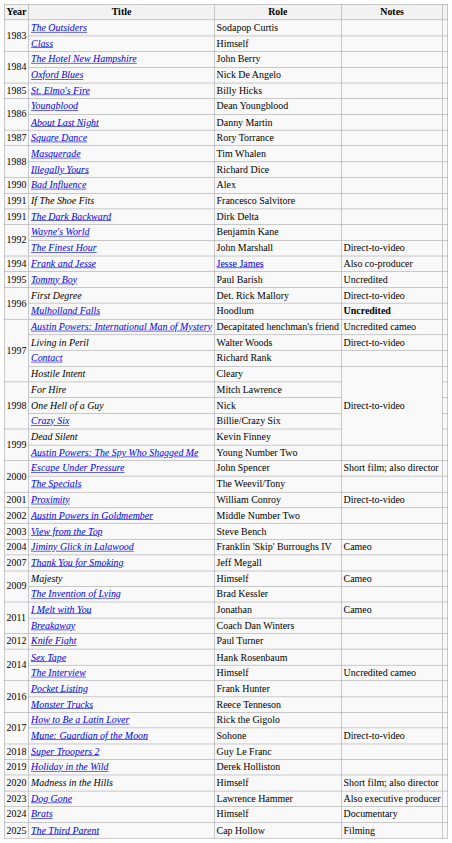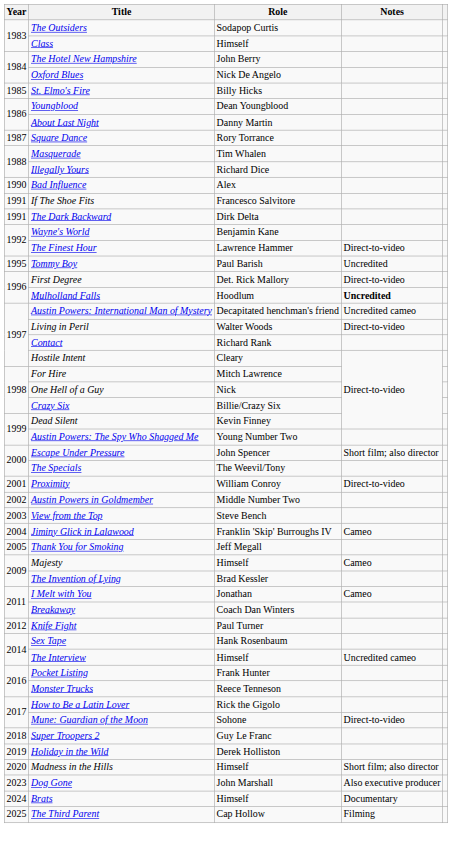(245, 248) John Marshall -> (255, 248) Lawrence Hammer
- row: (64, 264)
(17, 563) 2007 -> (17, 547) 2005
(255, 798) Lawrence Hammer -> (245, 783) John Marshall
